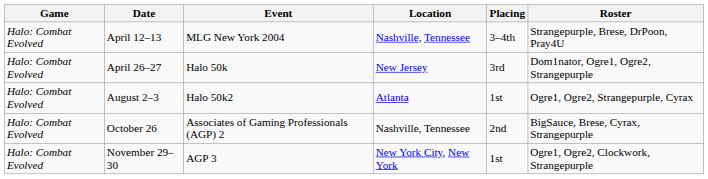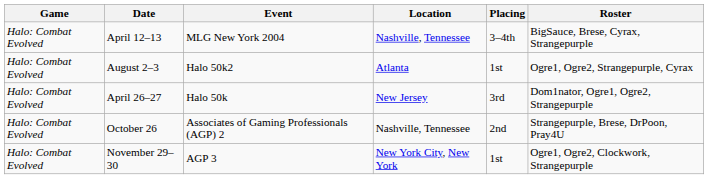(599, 37) Strangepurple, Brese, DrPoon, Pray4U -> (585, 37) BigSauce, Brese, Cyrax, Strangepurple
rows swapped: (134, 67) <-> (133, 98)
(585, 128) BigSauce, Brese, Cyrax, Strangepurple -> (599, 128) Strangepurple, Brese, DrPoon, Pray4U
